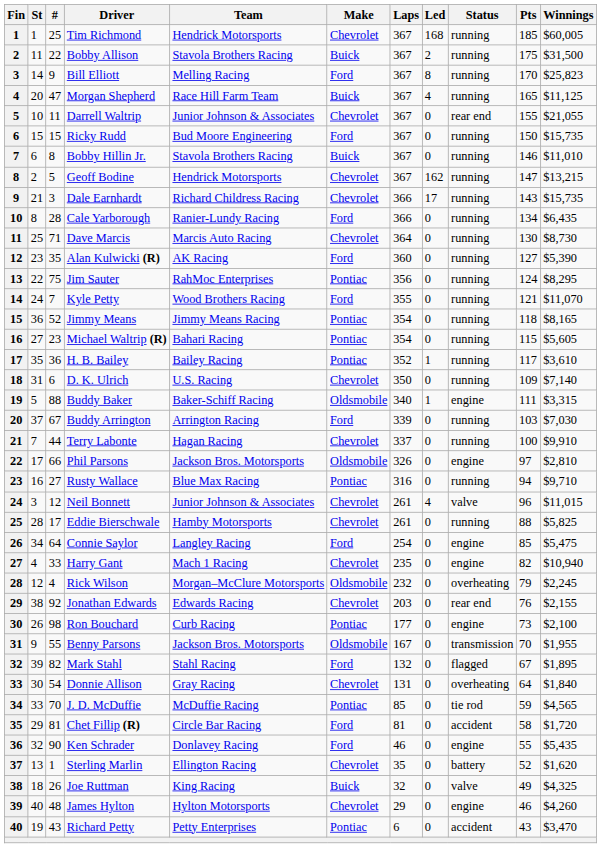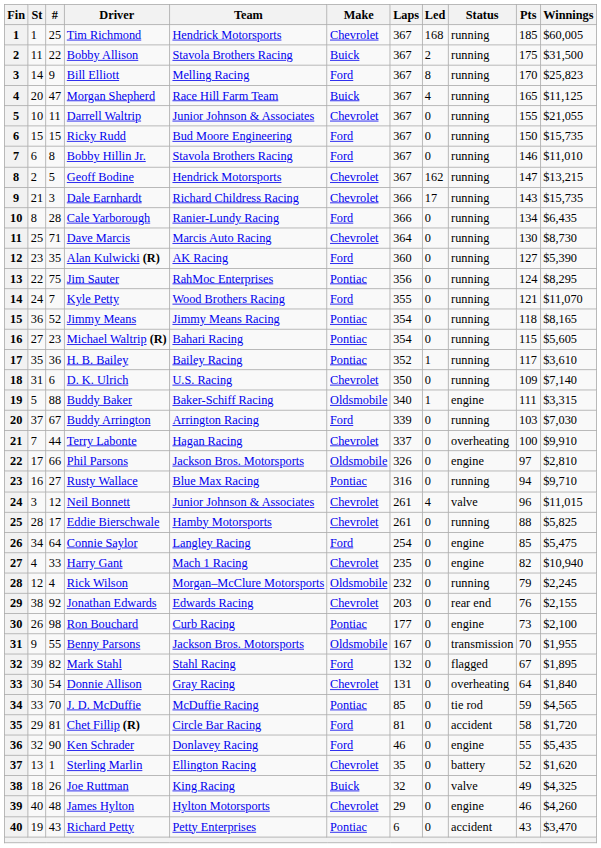(471, 116) rear end -> (470, 116) running
(345, 156) Buick -> (342, 156) Ford
(470, 441) running -> (480, 441) overheating
(480, 583) overheating -> (470, 583) running
